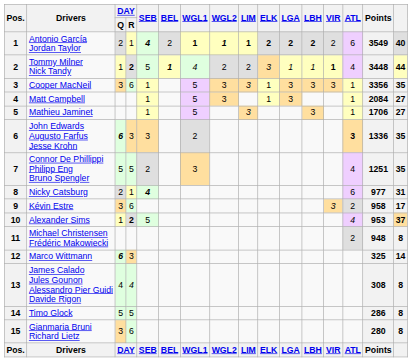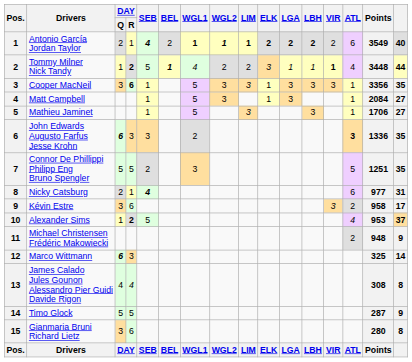(131, 85) normal -> (131, 85) bold
(353, 169) 4 -> (353, 169) 5
(401, 238) 8 -> (401, 238) 9
(378, 313) 286 -> (378, 313) 287
(401, 313) 8 -> (401, 313) 9
